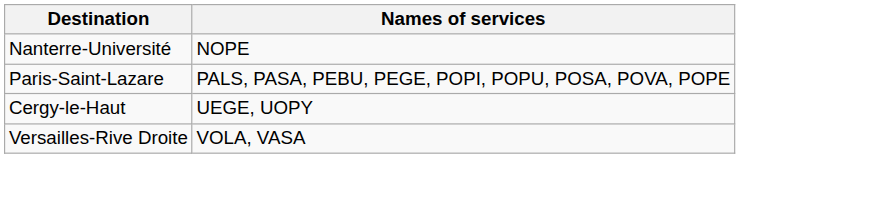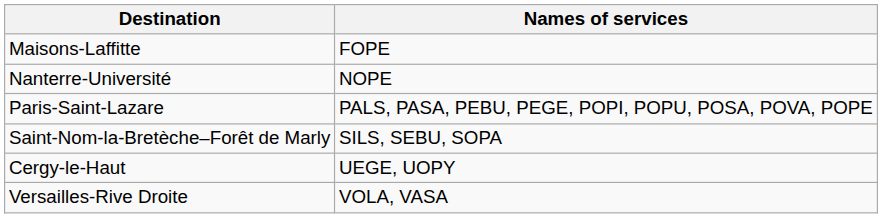+ row: (75, 49)
+ row: (170, 138)
